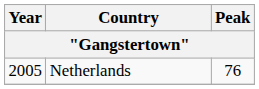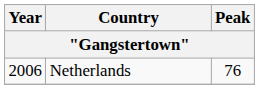(25, 71) 2005 -> (25, 71) 2006
